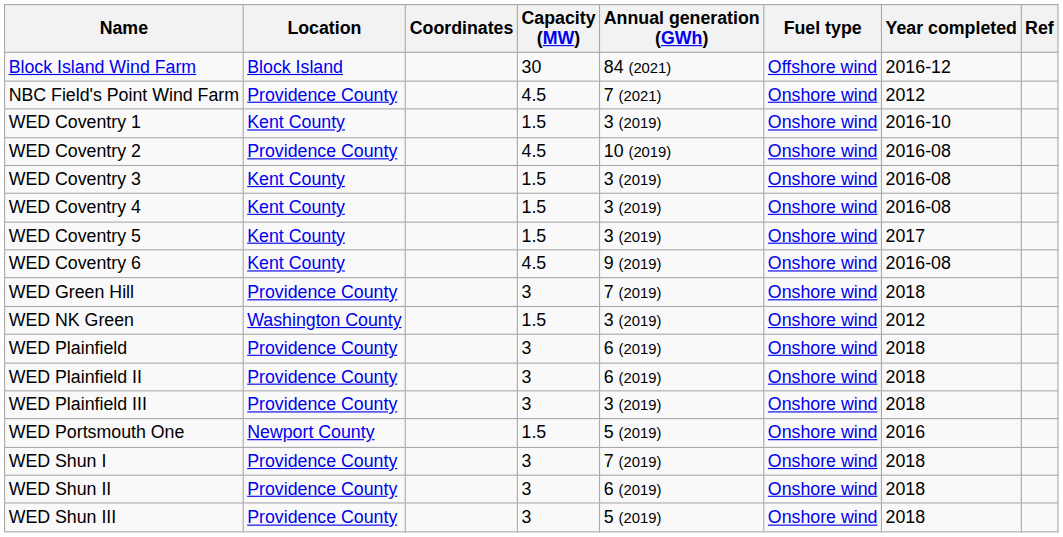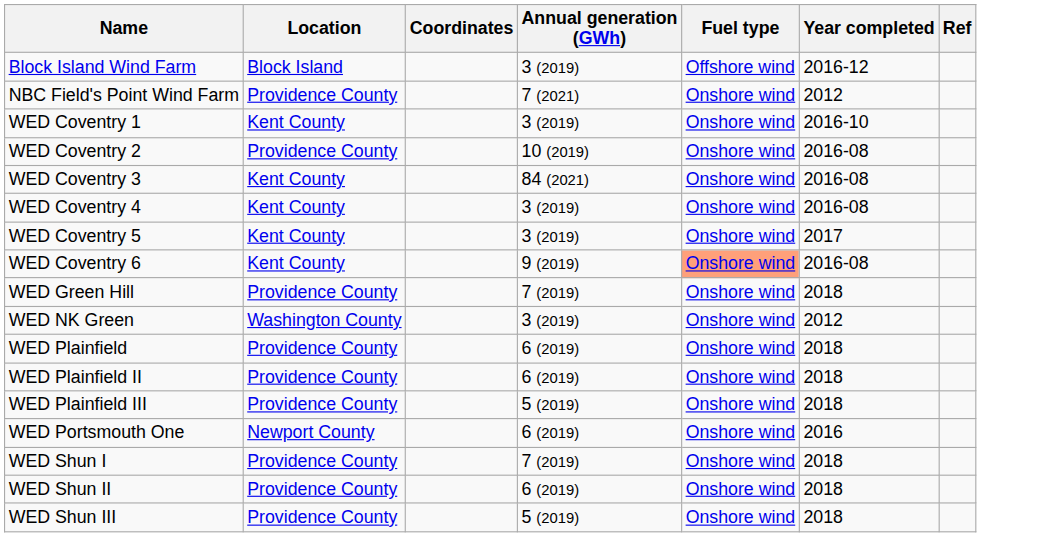- column: (559, 28)
(637, 66) 84 (2021) -> (550, 66) 3 (2019)
(633, 179) 3 (2019) -> (555, 179) 84 (2021)
(823, 263) no background -> (740, 263) lightsalmon background
(633, 404) 3 (2019) -> (550, 404) 5 (2019)
(633, 432) 5 (2019) -> (550, 432) 6 (2019)
